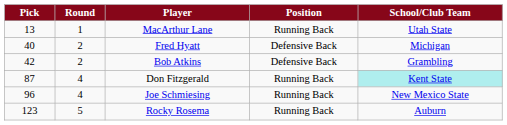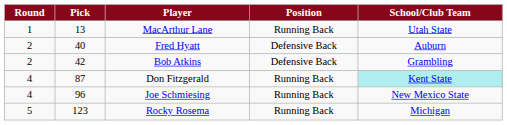columns swapped: (80, 12) <-> (30, 12)
(430, 45) Michigan -> (430, 45) Auburn
(430, 111) Auburn -> (430, 111) Michigan
